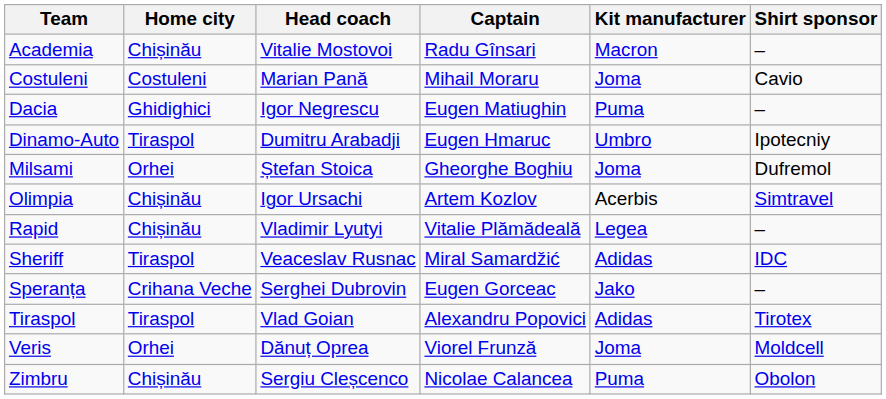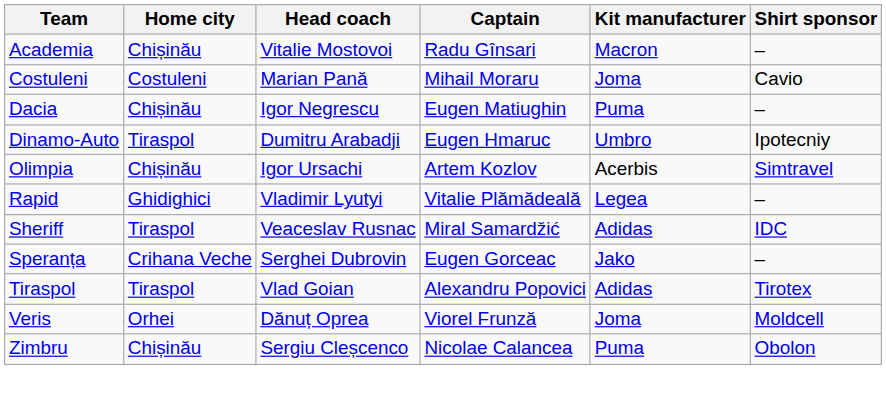(169, 109) Ghidighici -> (165, 109) Chișinău
- row: (41, 169)
(165, 229) Chișinău -> (169, 199) Ghidighici
